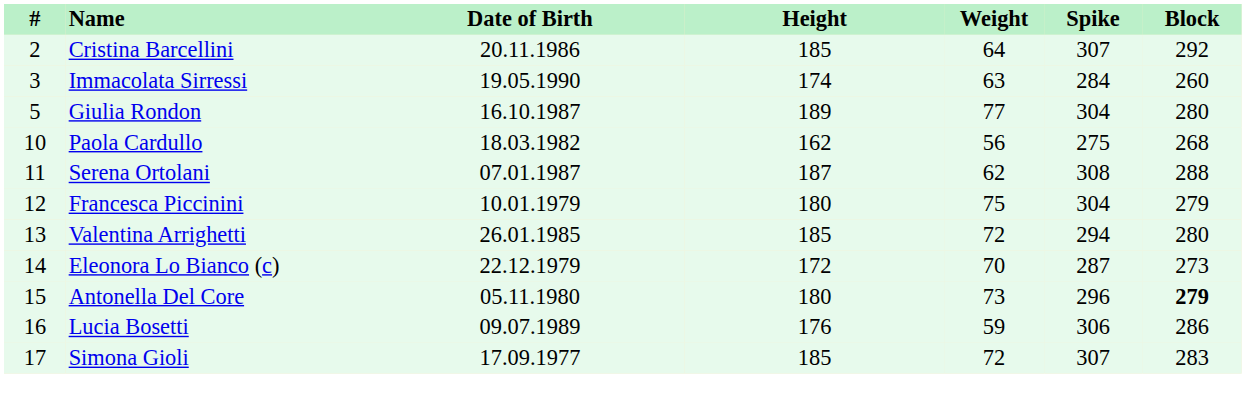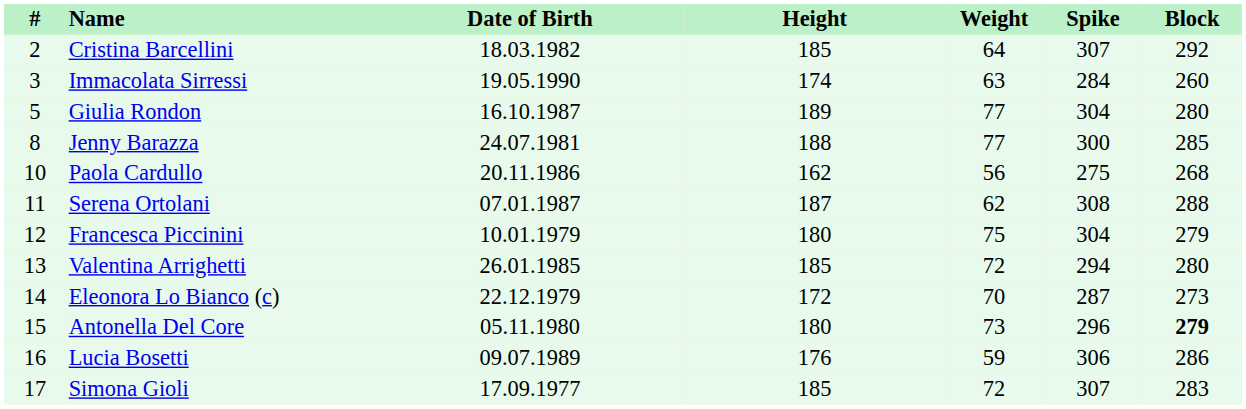(530, 49) 20.11.1986 -> (530, 49) 18.03.1982
+ row: (134, 142)
(530, 142) 18.03.1982 -> (530, 173) 20.11.1986
